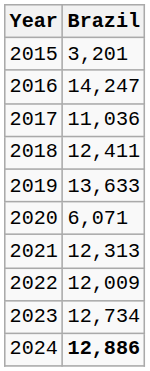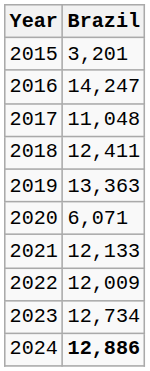(104, 120) 11,036 -> (104, 120) 11,048
(104, 185) 13,633 -> (104, 185) 13,363
(104, 251) 12,313 -> (104, 251) 12,133
